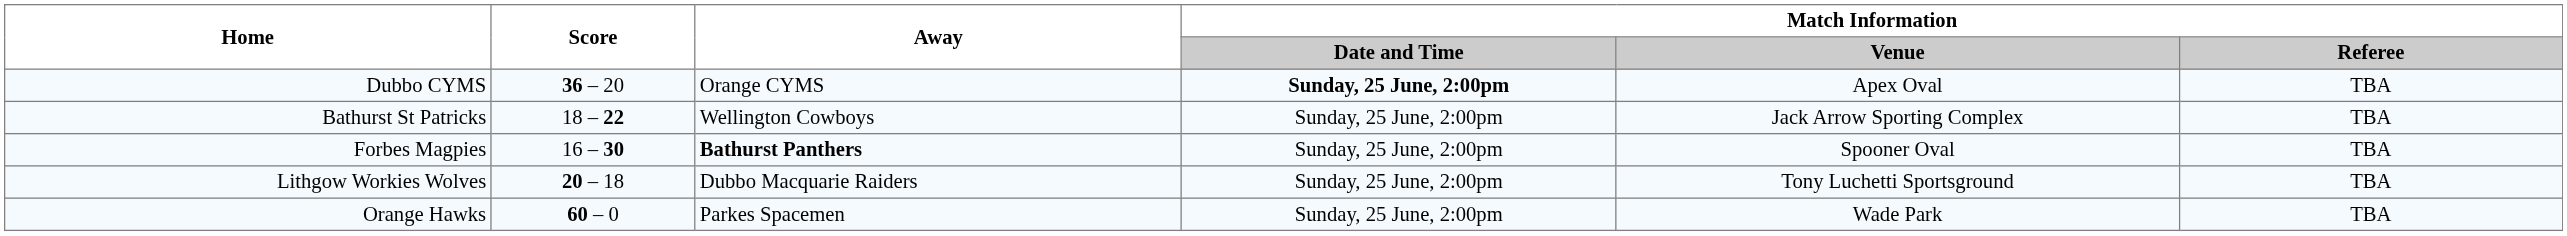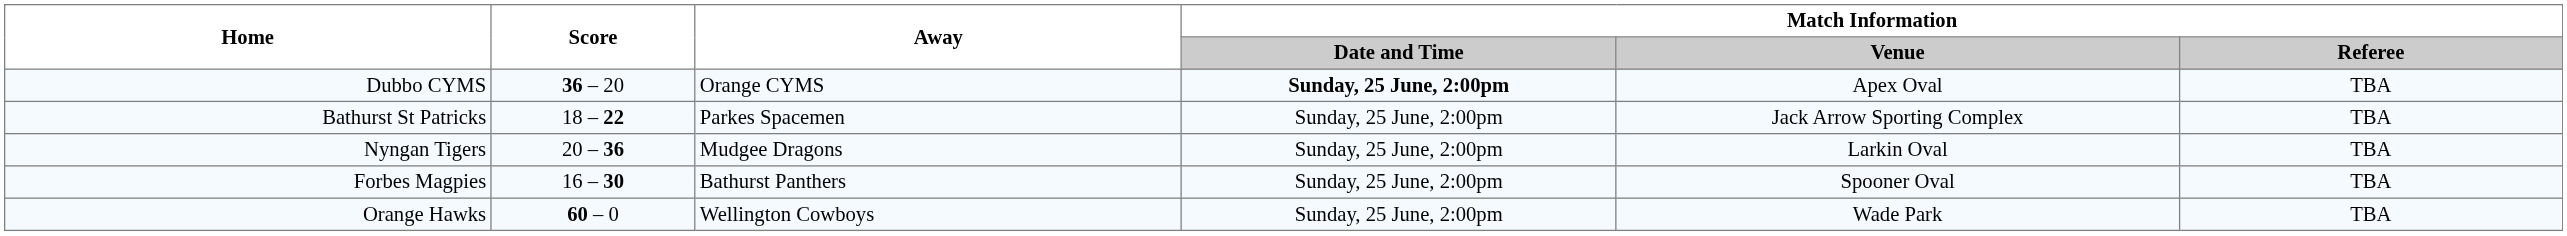(787, 117) Wellington Cowboys -> (772, 117) Parkes Spacemen
+ row: (425, 149)
(781, 149) bold -> (773, 181) normal
- row: (382, 181)
(772, 214) Parkes Spacemen -> (787, 214) Wellington Cowboys
